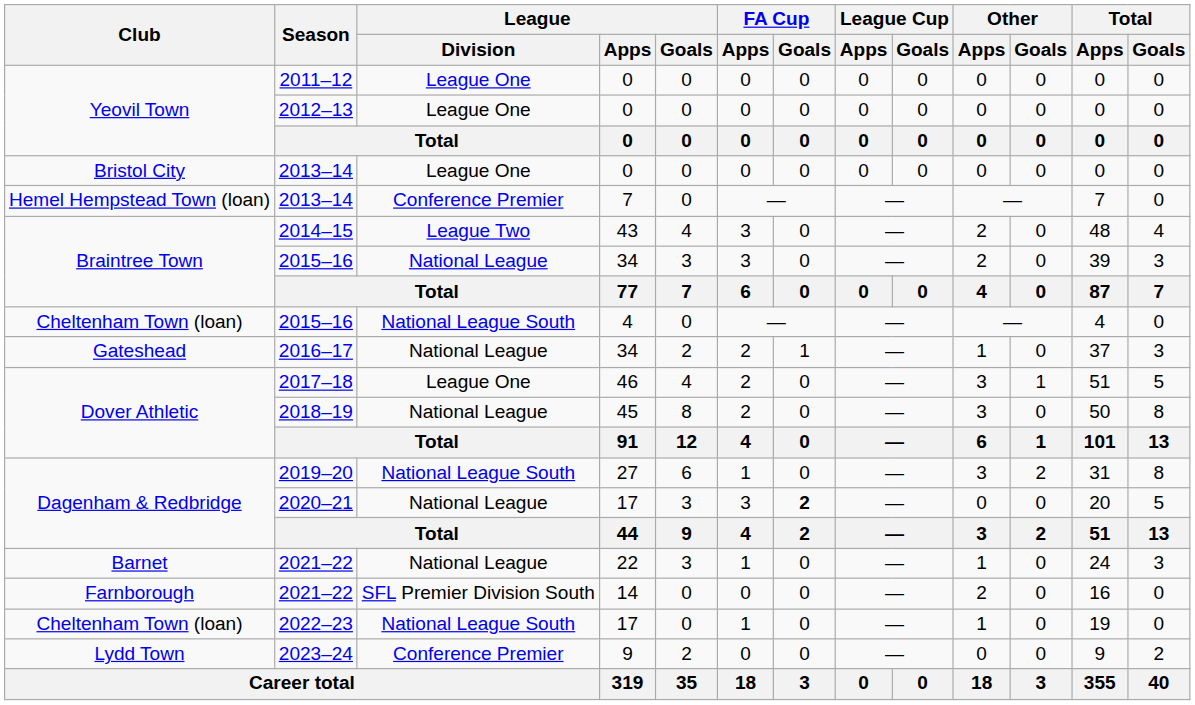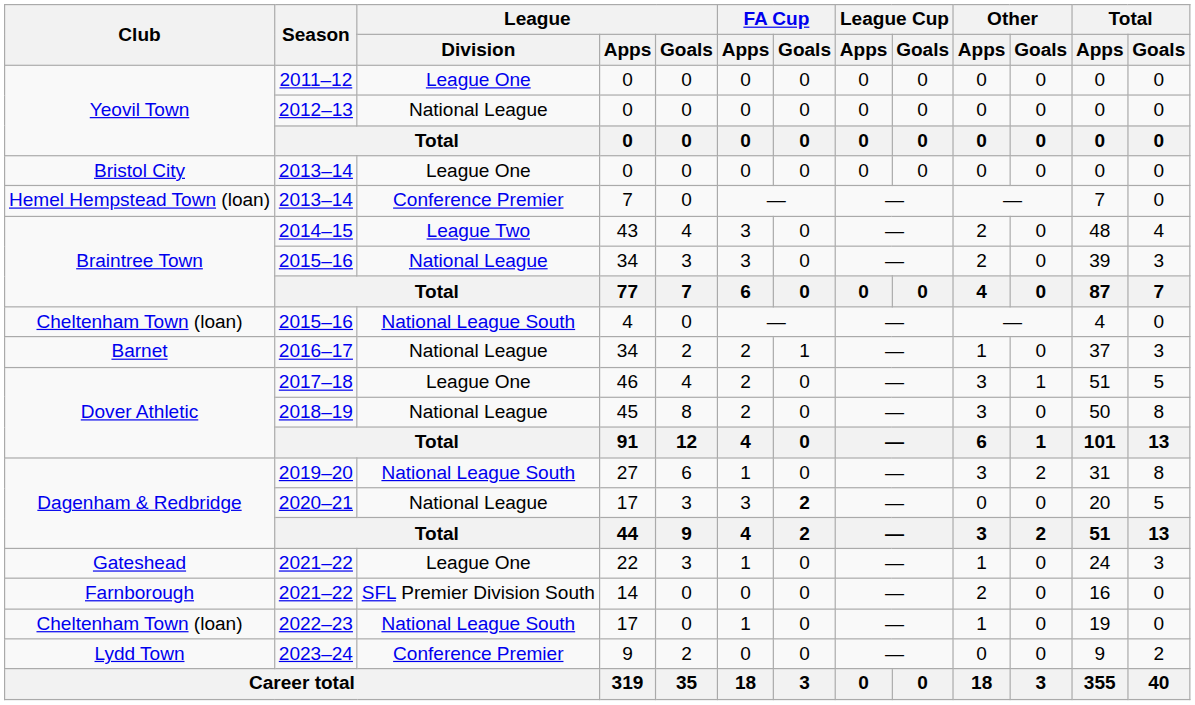(478, 110) League One -> (478, 110) National League
(140, 351) Gateshead -> (140, 351) Barnet
(140, 563) Barnet -> (140, 563) Gateshead
(478, 563) National League -> (478, 563) League One
